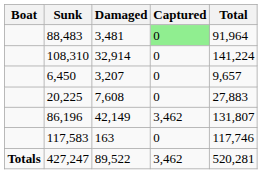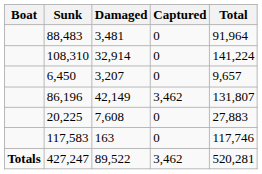(157, 35) lightgreen background -> (157, 35) no background
rows swapped: (65, 117) <-> (65, 96)
